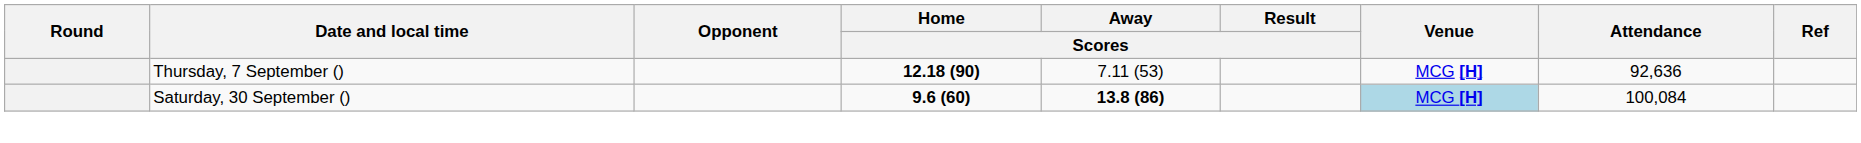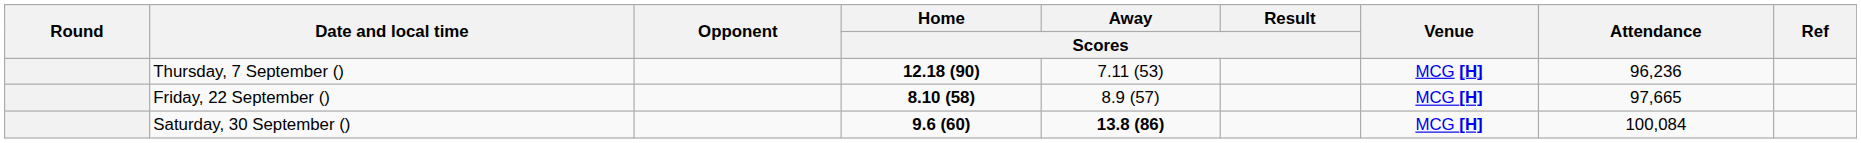(1656, 72) 92,636 -> (1656, 72) 96,236
+ row: (242, 98)
(1449, 98) lightblue background -> (1449, 125) no background
